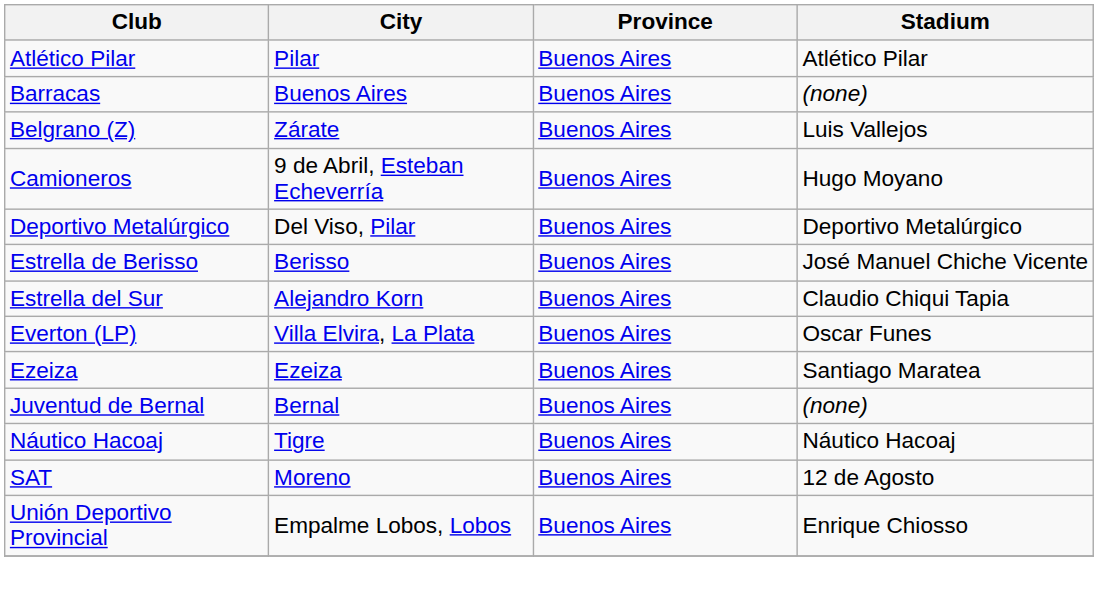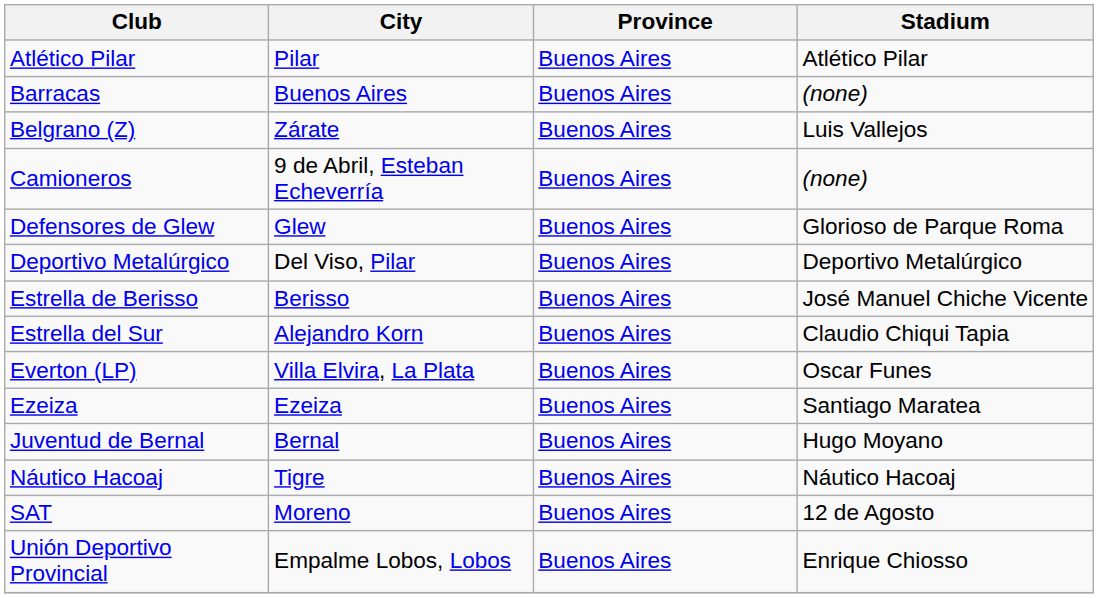(873, 178) Hugo Moyano -> (835, 178) (none)
+ row: (112, 226)
(835, 405) (none) -> (873, 441) Hugo Moyano
